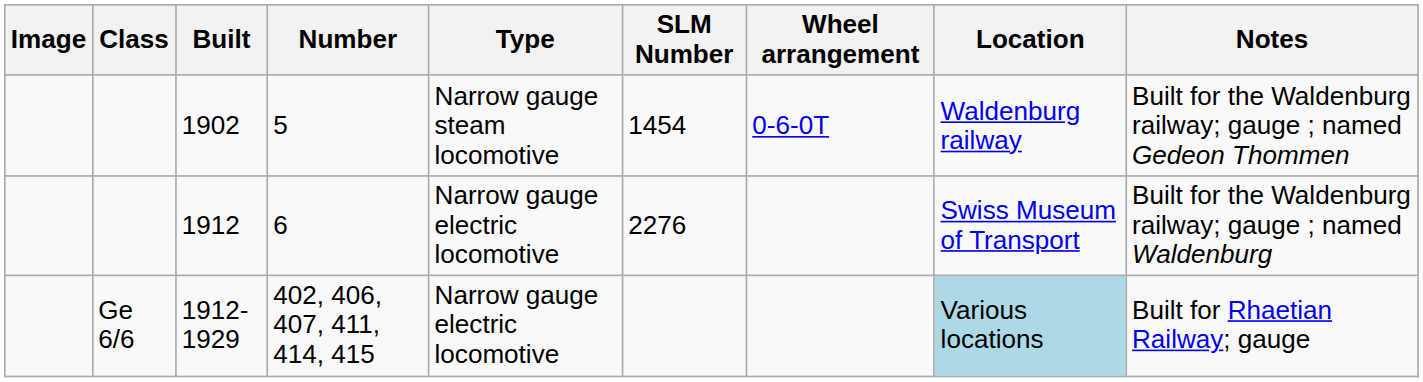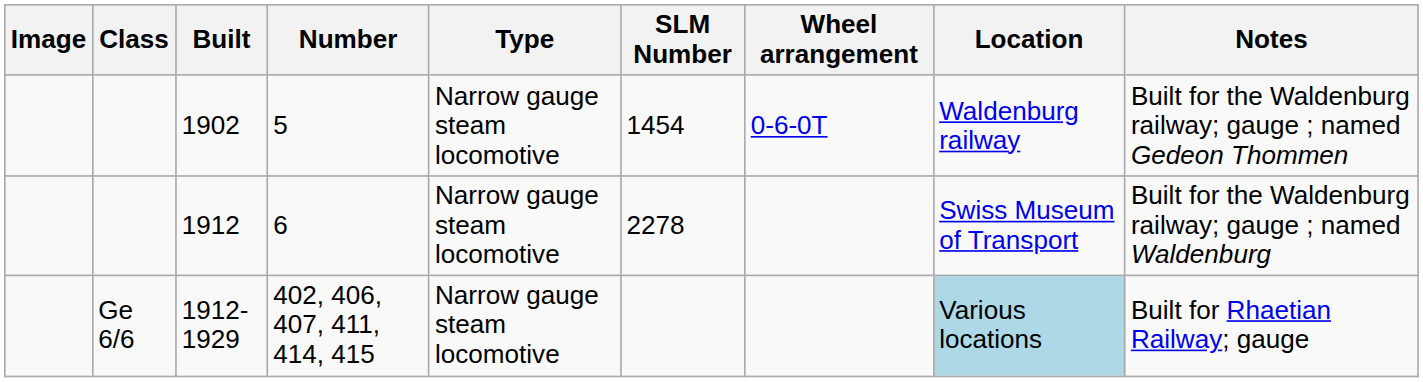(516, 225) Narrow gauge electric locomotive -> (517, 225) Narrow gauge steam locomotive
(657, 225) 2276 -> (655, 225) 2278
(516, 325) Narrow gauge electric locomotive -> (517, 325) Narrow gauge steam locomotive
